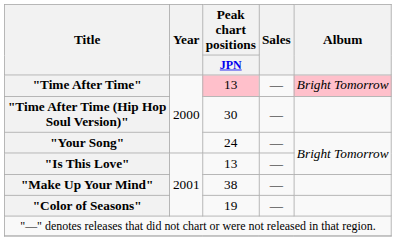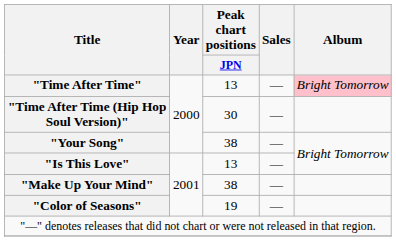(231, 85) pink background -> (231, 85) no background
(231, 142) 24 -> (231, 142) 38
